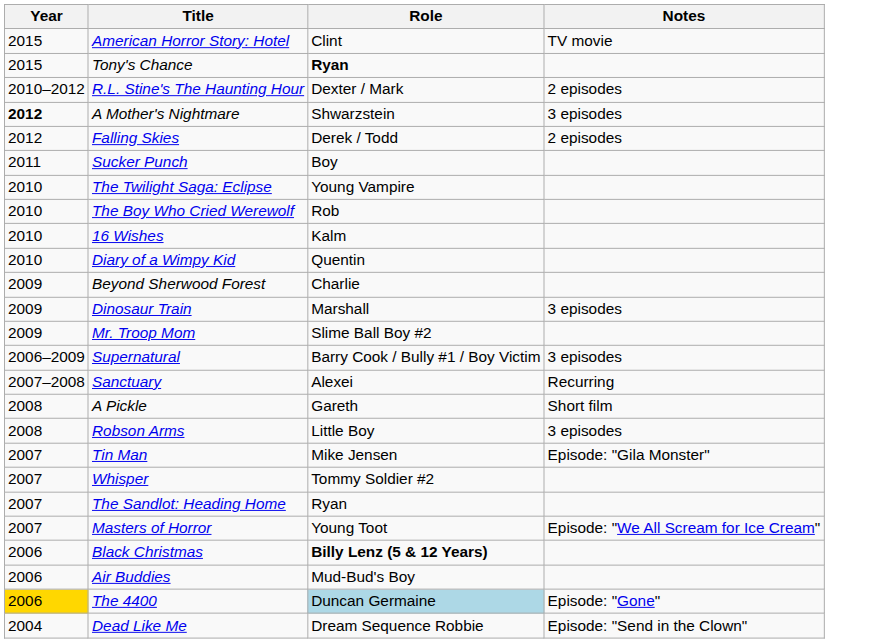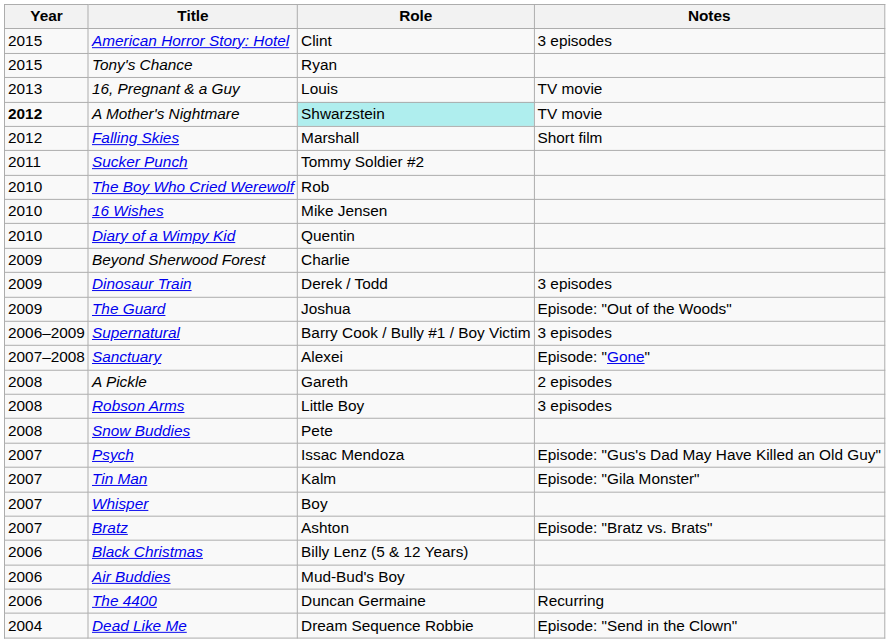(580, 41) TV movie -> (575, 41) 3 episodes
(330, 65) bold -> (319, 65) normal
+ row: (166, 89)
- row: (198, 89)
(353, 114) no background -> (343, 114) paleturquoise background
(585, 114) 3 episodes -> (570, 114) TV movie
(355, 138) Derek / Todd -> (330, 138) Marshall
(585, 138) 2 episodes -> (570, 138) Short film
(324, 162) Boy -> (363, 162) Tommy Soldier #2
- row: (182, 187)
(329, 235) Kalm -> (344, 211) Mike Jensen
(340, 308) Marshall -> (345, 284) Derek / Todd
+ row: (129, 308)
- row: (144, 333)
(581, 382) Recurring -> (594, 357) Episode: "Gone"
(580, 406) Short film -> (575, 382) 2 episodes
+ row: (141, 430)
+ row: (113, 455)
(354, 455) Mike Jensen -> (319, 479) Kalm
(373, 479) Tommy Soldier #2 -> (314, 503) Boy
- row: (189, 503)
- row: (152, 528)
+ row: (110, 528)
(399, 552) bold -> (385, 552) normal
(25, 601) gold background -> (25, 601) no background
(374, 601) lightblue background -> (363, 601) no background
(604, 601) Episode: "Gone" -> (571, 601) Recurring
